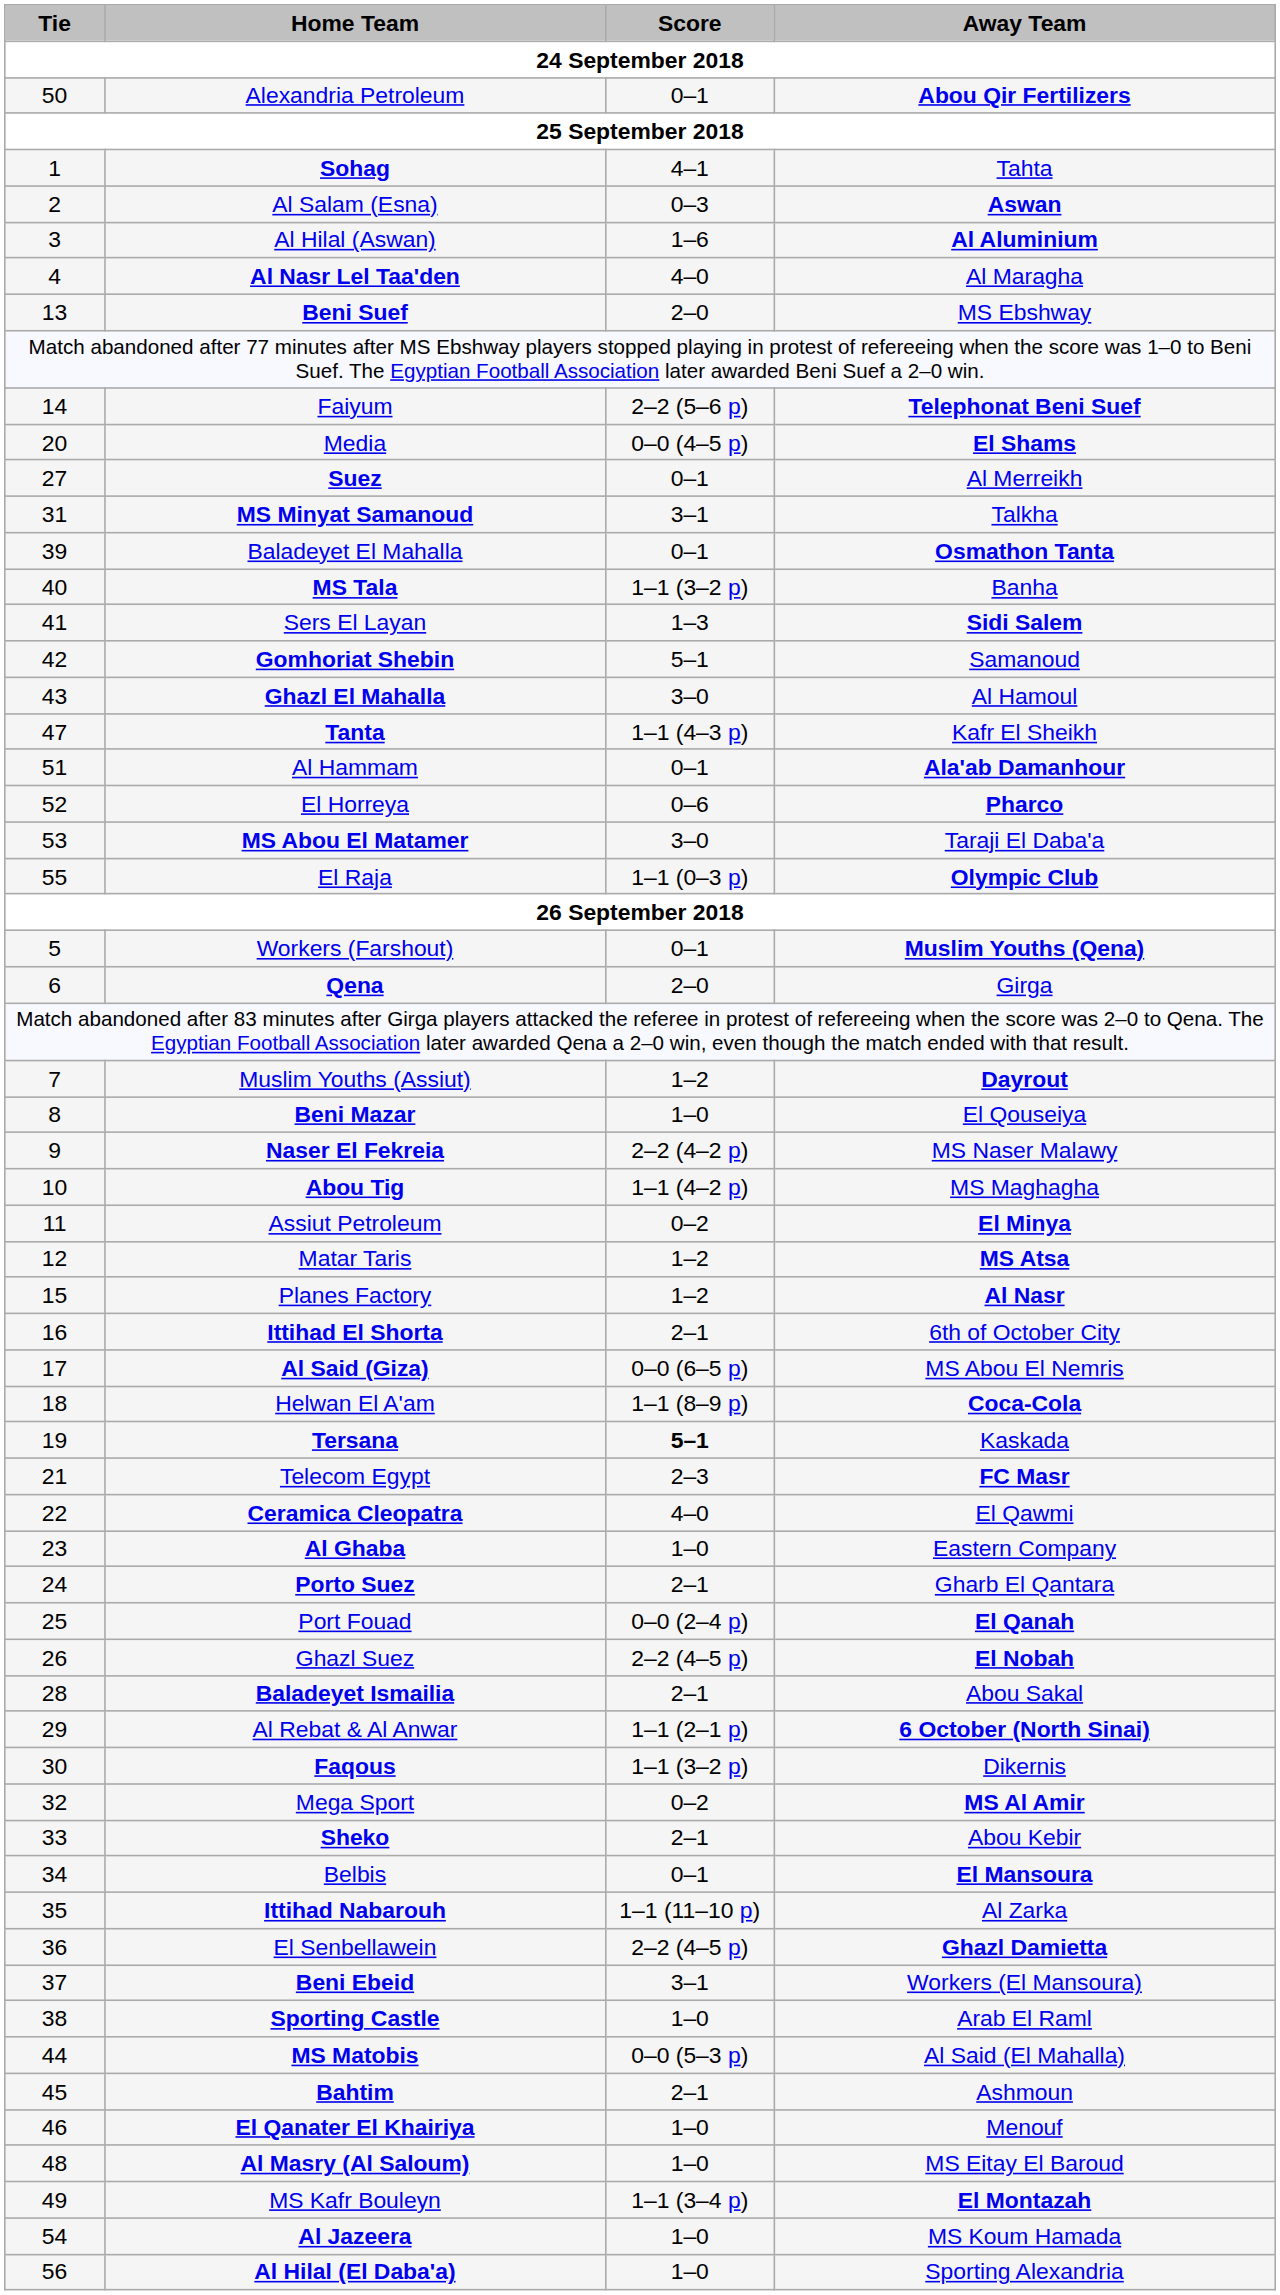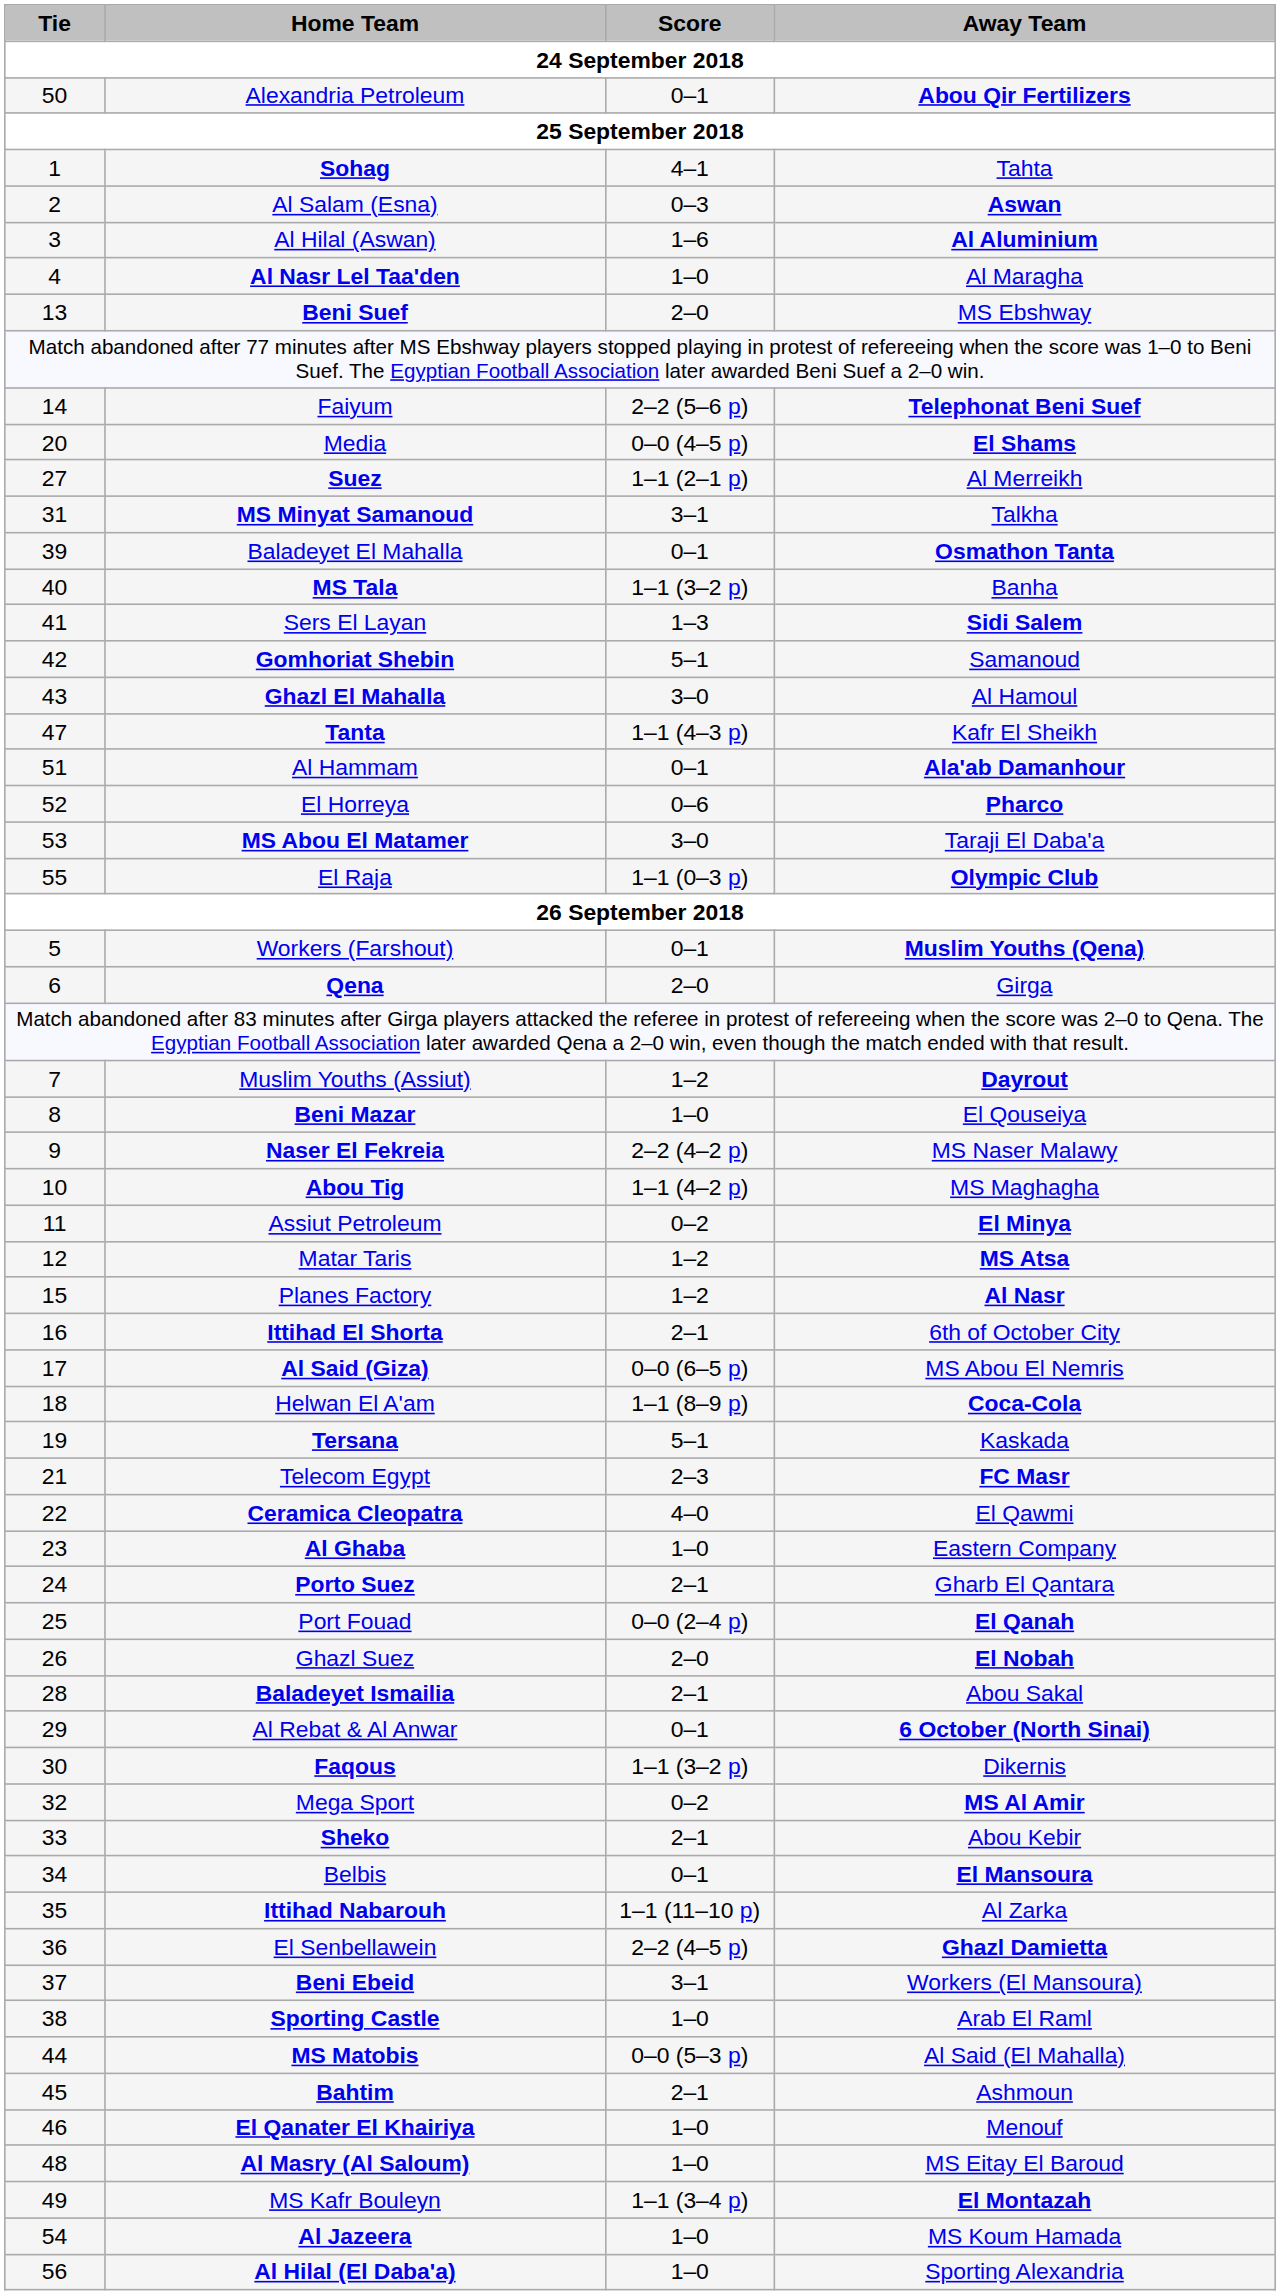(690, 276) 4–0 -> (690, 276) 1–0
(690, 479) 0–1 -> (690, 479) 1–1 (2–1 p)
(690, 1440) bold -> (690, 1440) normal
(690, 1657) 2–2 (4–5 p) -> (690, 1657) 2–0
(690, 1730) 1–1 (2–1 p) -> (690, 1730) 0–1
